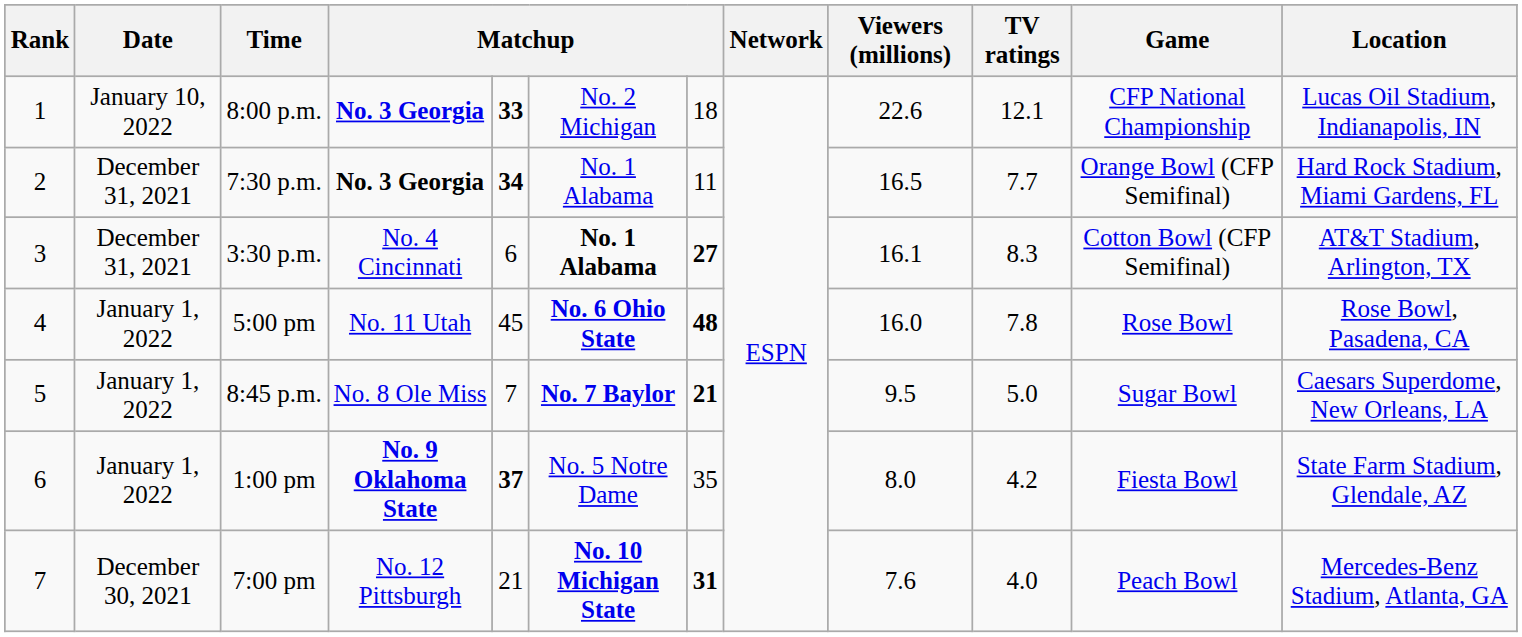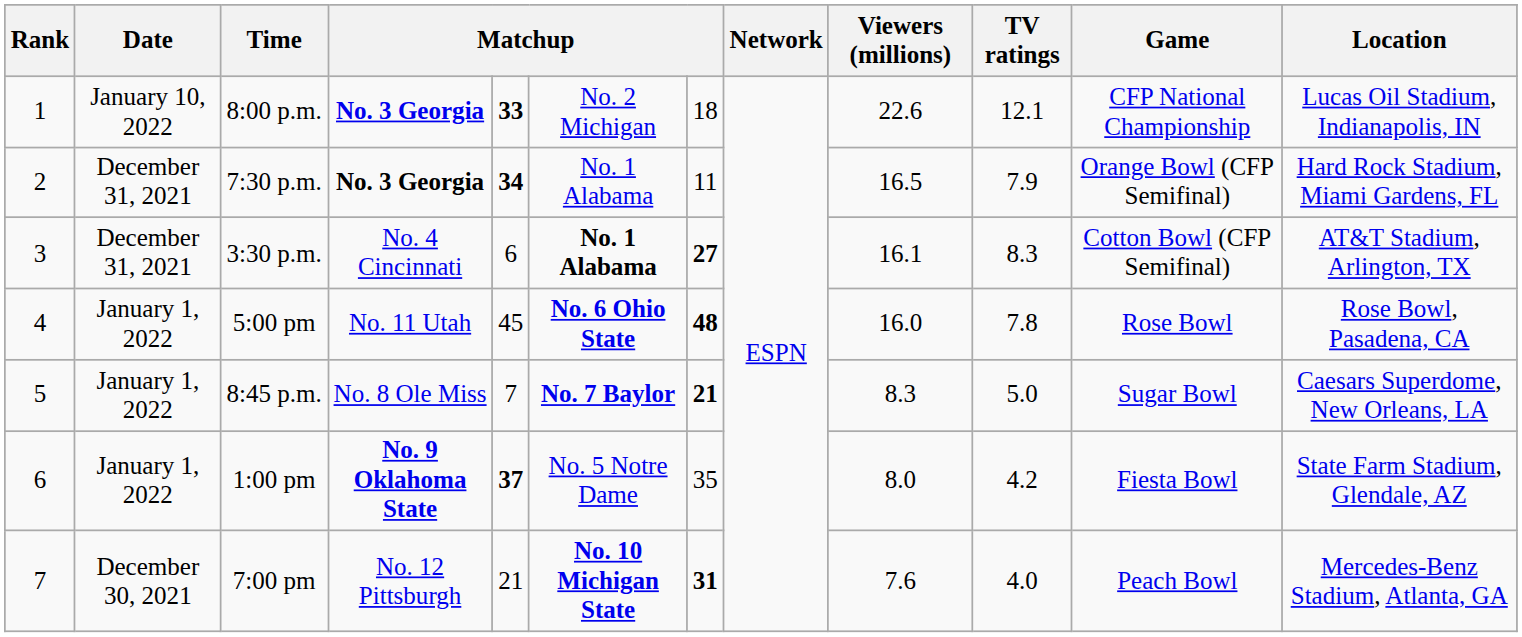(1022, 182) 7.7 -> (1022, 182) 7.9
(900, 394) 9.5 -> (900, 394) 8.3
